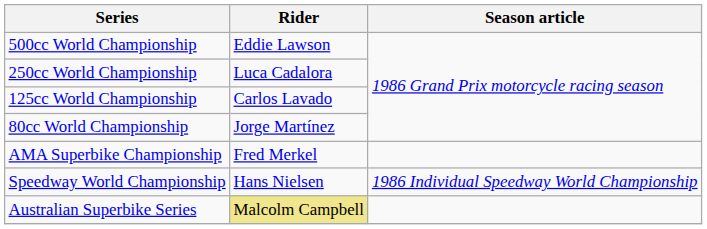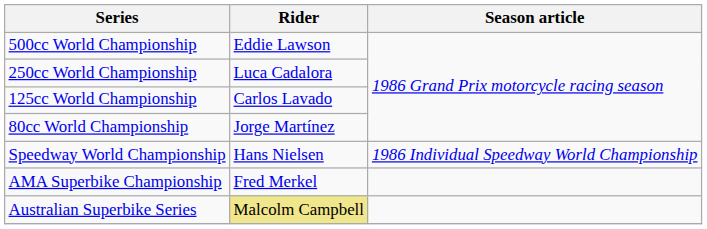rows swapped: (117, 181) <-> (115, 154)
